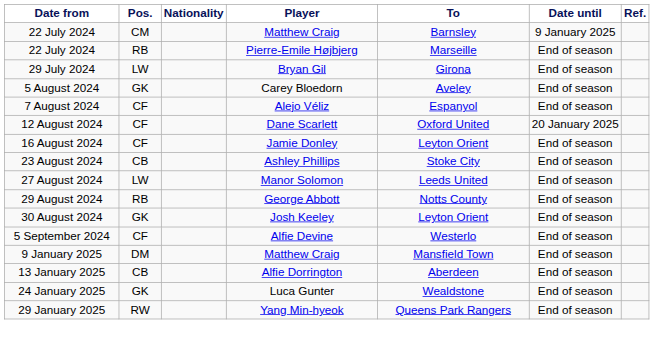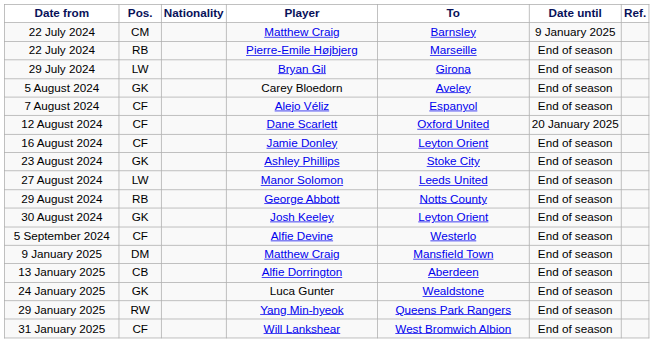(140, 161) CB -> (140, 161) GK
+ row: (62, 328)
